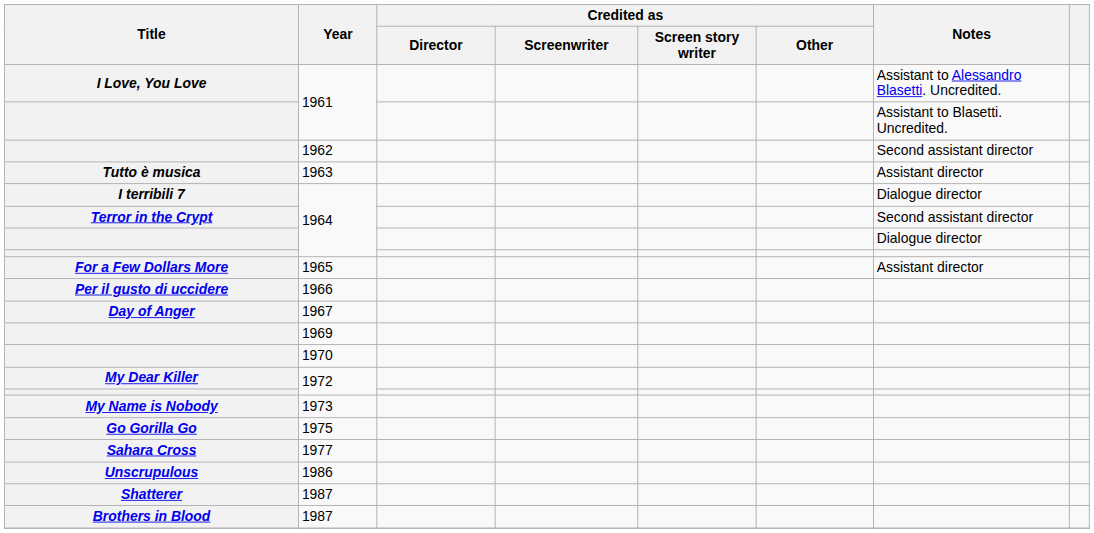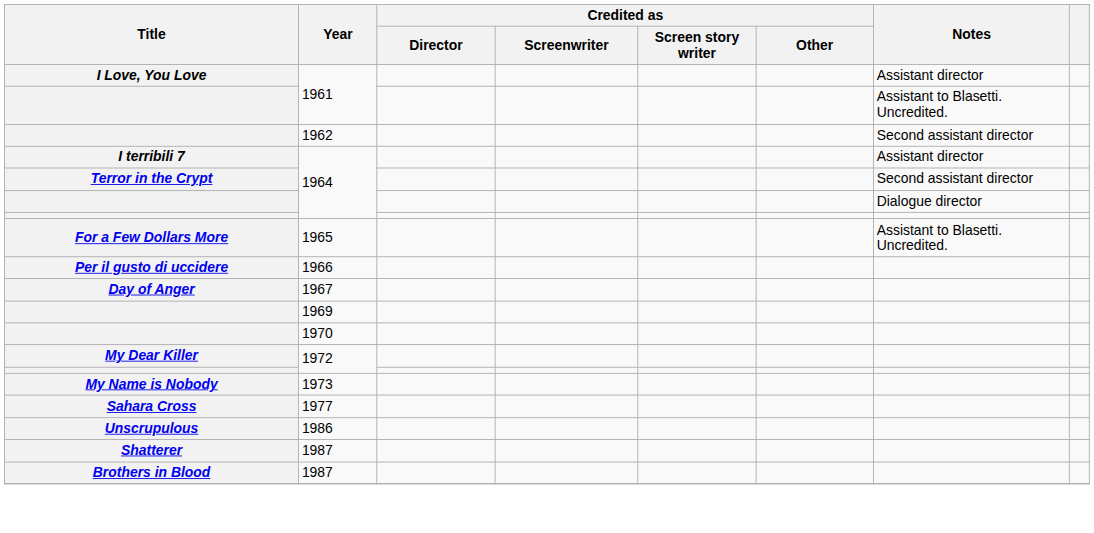(949, 83) Assistant to Alessandro Blasetti. Uncredited. -> (930, 75) Assistant director
- row: (152, 172)
(929, 194) Dialogue director -> (930, 157) Assistant director
(930, 267) Assistant director -> (939, 237) Assistant to Blasetti. Uncredited.
- row: (152, 428)
